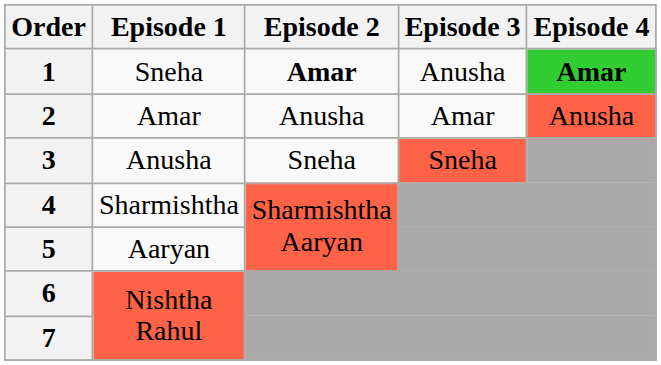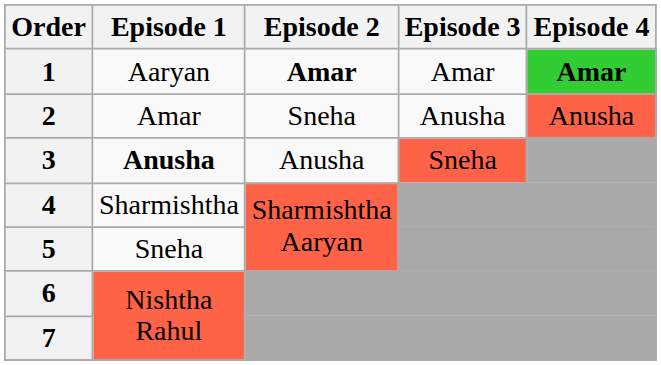(169, 71) Sneha -> (169, 71) Aaryan
(463, 71) Anusha -> (463, 71) Amar
(322, 115) Anusha -> (322, 115) Sneha
(463, 115) Amar -> (463, 115) Anusha
(169, 159) normal -> (169, 159) bold
(322, 159) Sneha -> (322, 159) Anusha
(169, 248) Aaryan -> (169, 248) Sneha
